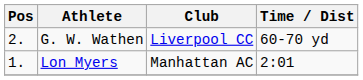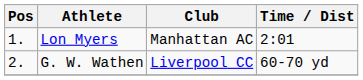rows swapped: (79, 63) <-> (92, 40)
